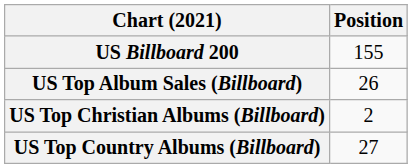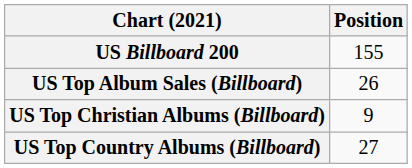(369, 115) 2 -> (369, 115) 9
